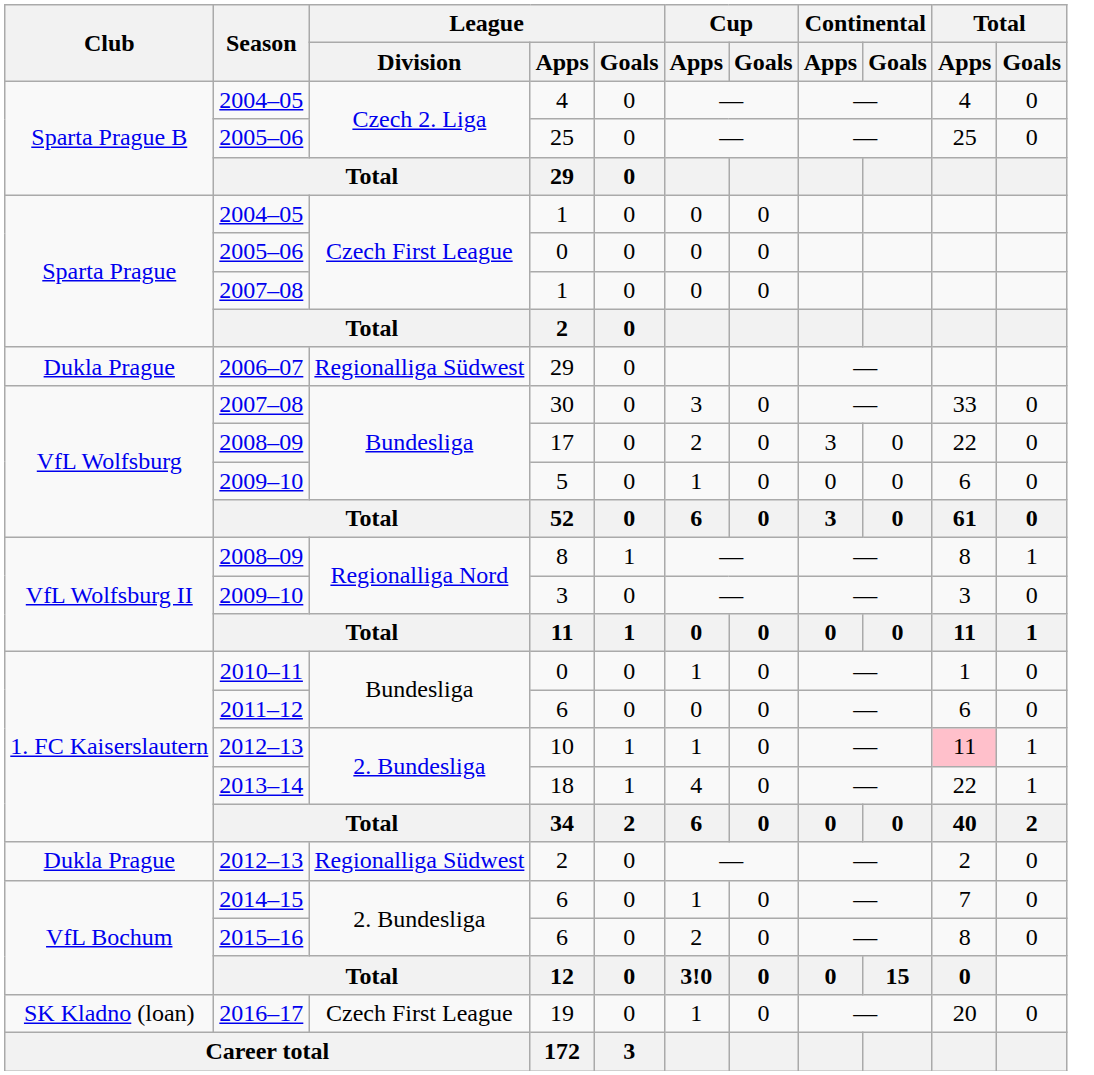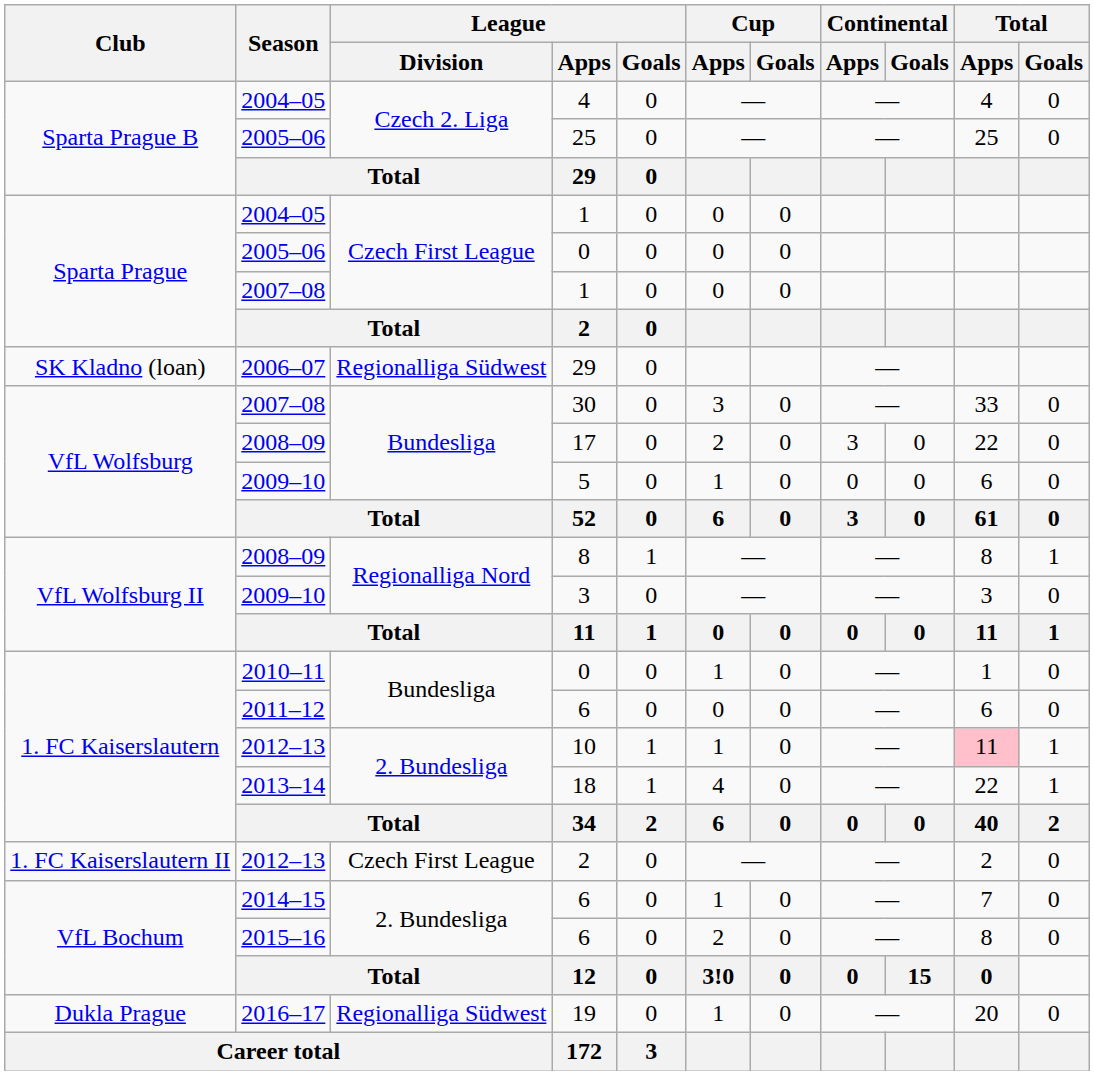(109, 366) Dukla Prague -> (120, 366) SK Kladno (loan)
(109, 860) Dukla Prague -> (120, 860) 1. FC Kaiserslautern II
(419, 860) Regionalliga Südwest -> (441, 860) Czech First League
(109, 1013) SK Kladno (loan) -> (120, 1013) Dukla Prague
(419, 1013) Czech First League -> (441, 1013) Regionalliga Südwest
